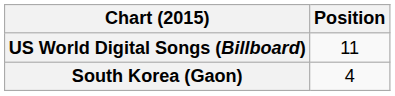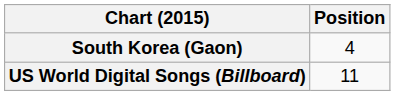rows swapped: (157, 76) <-> (157, 47)
